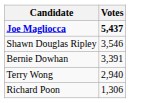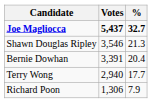+ column: (137, 12)
